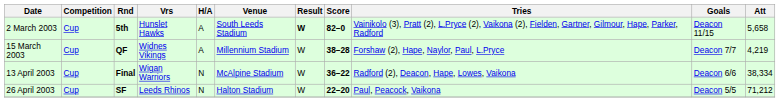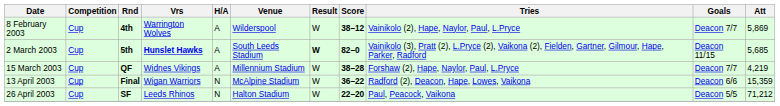+ row: (26, 28)
(153, 28) normal -> (173, 50) bold
(758, 28) 5,658 -> (758, 50) 5,685
(760, 73) 38,334 -> (760, 81) 15,359
